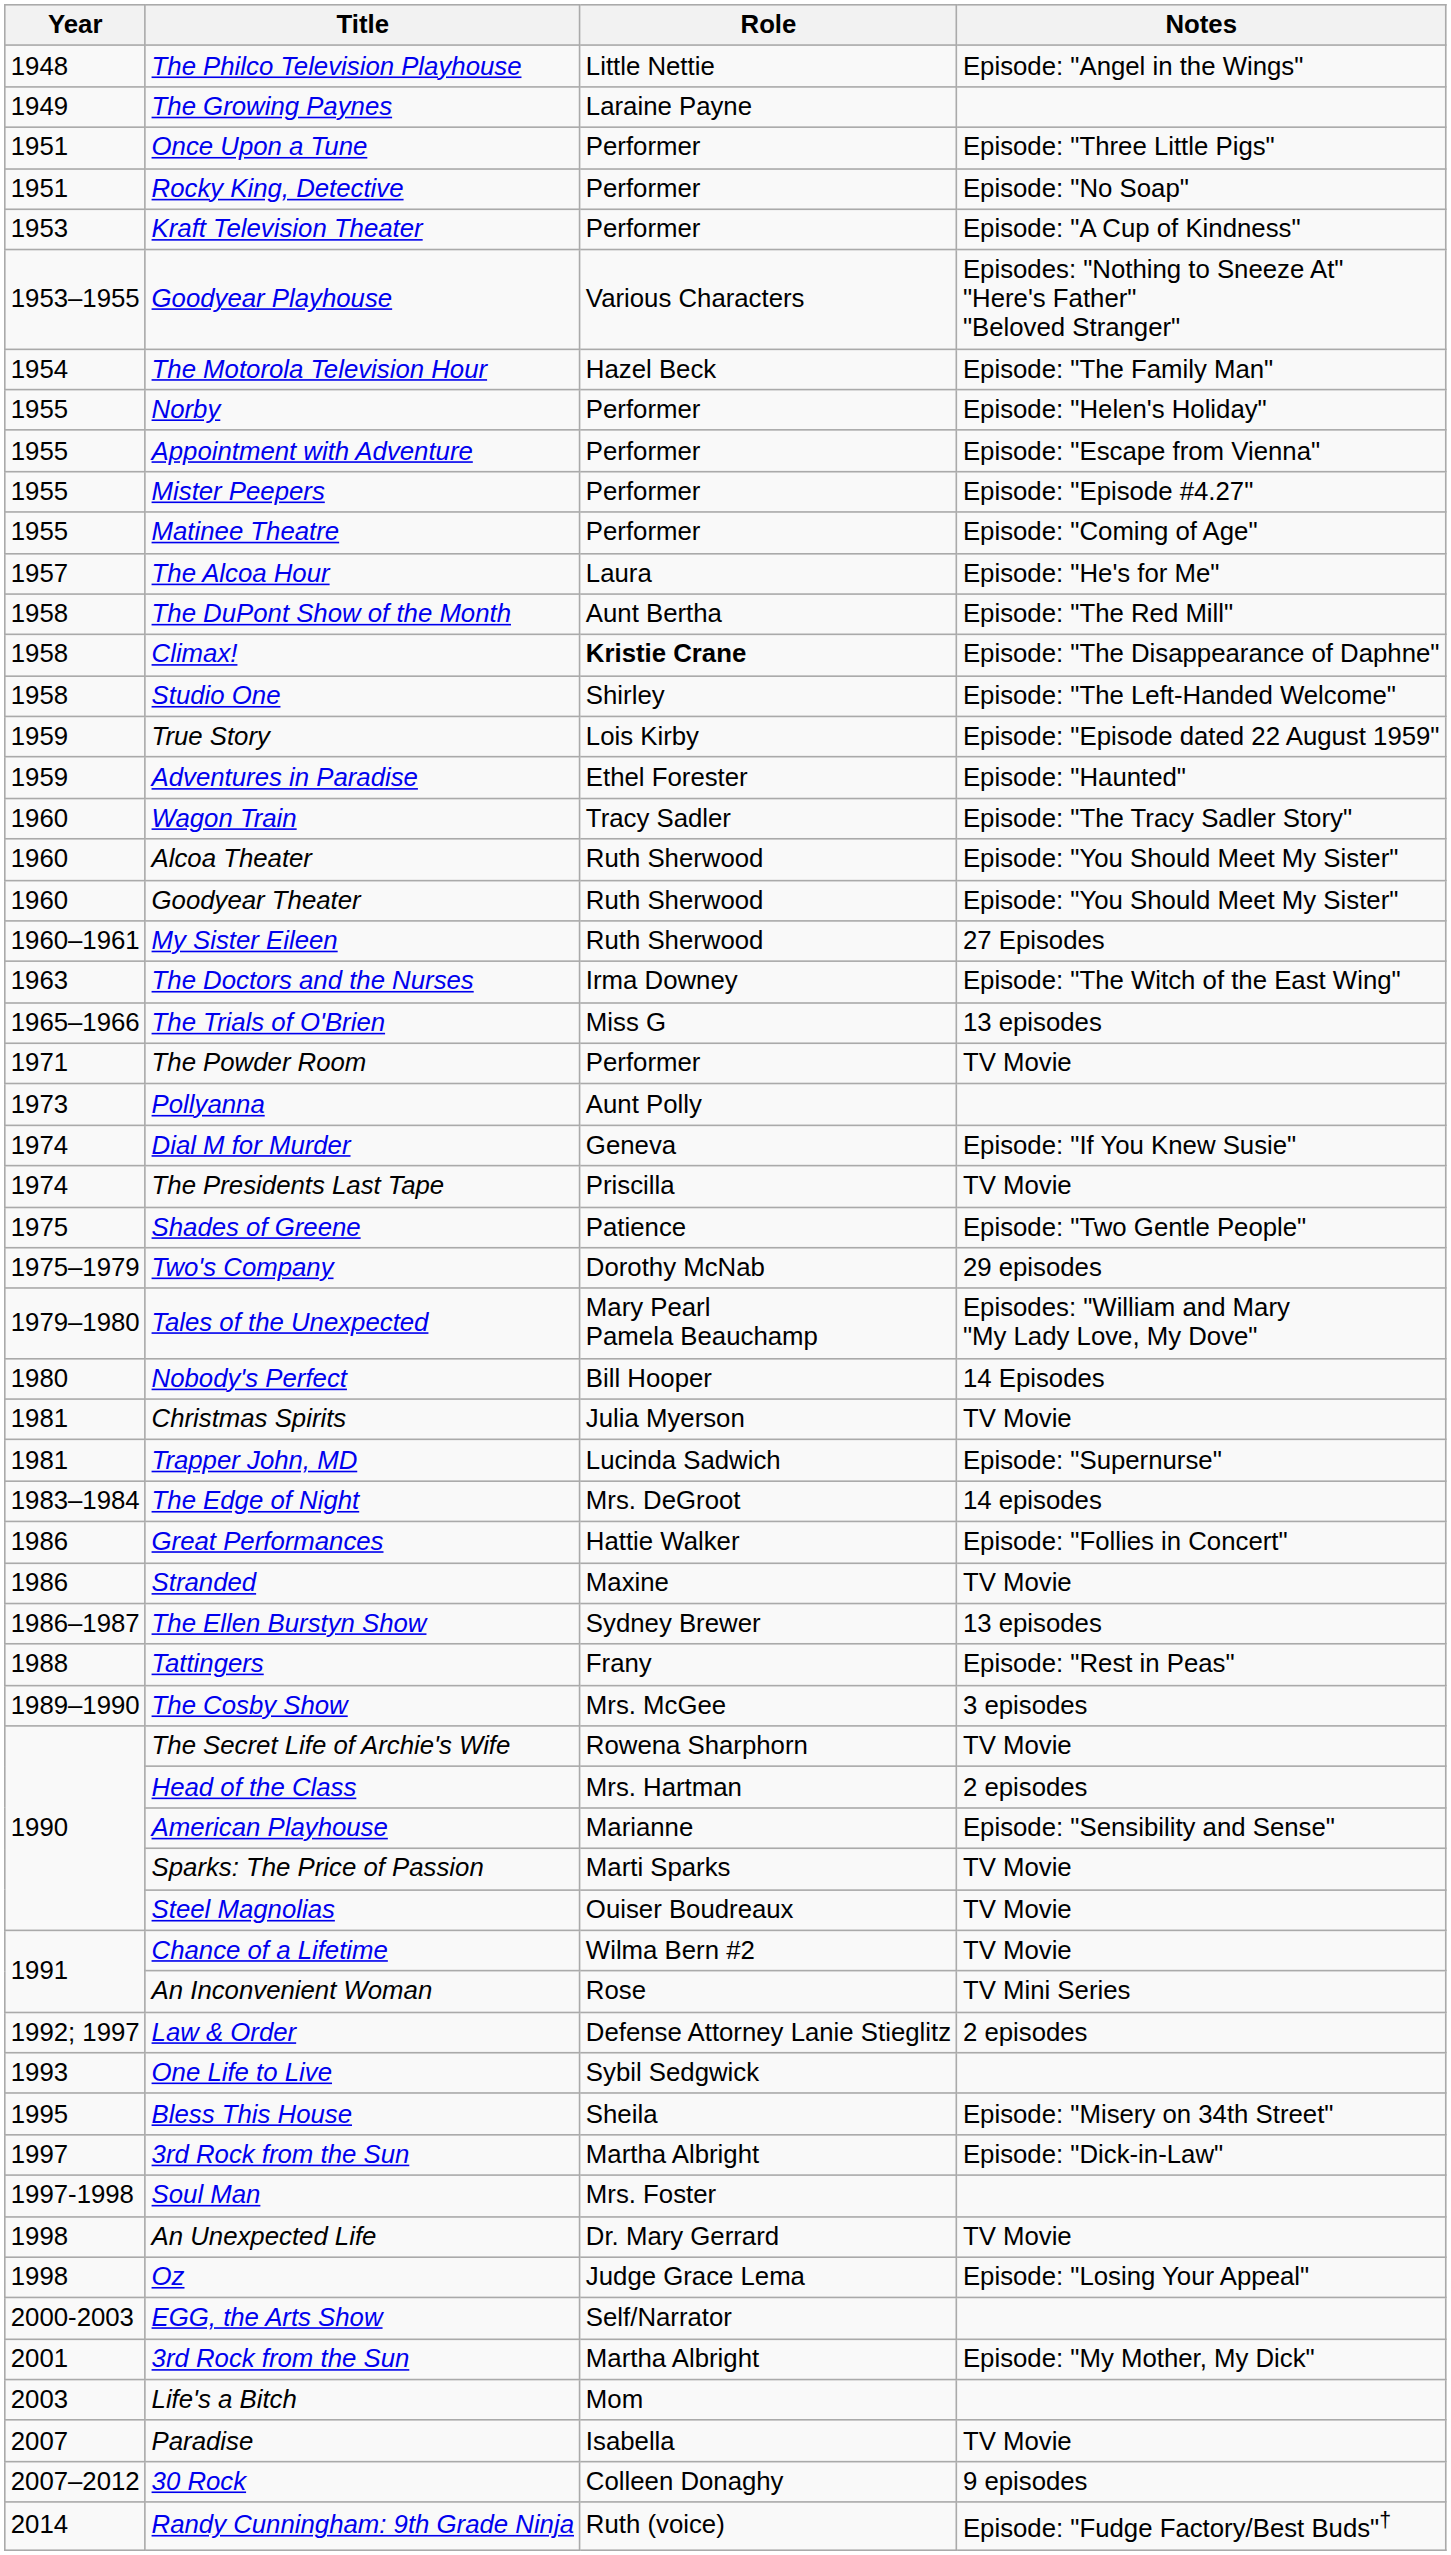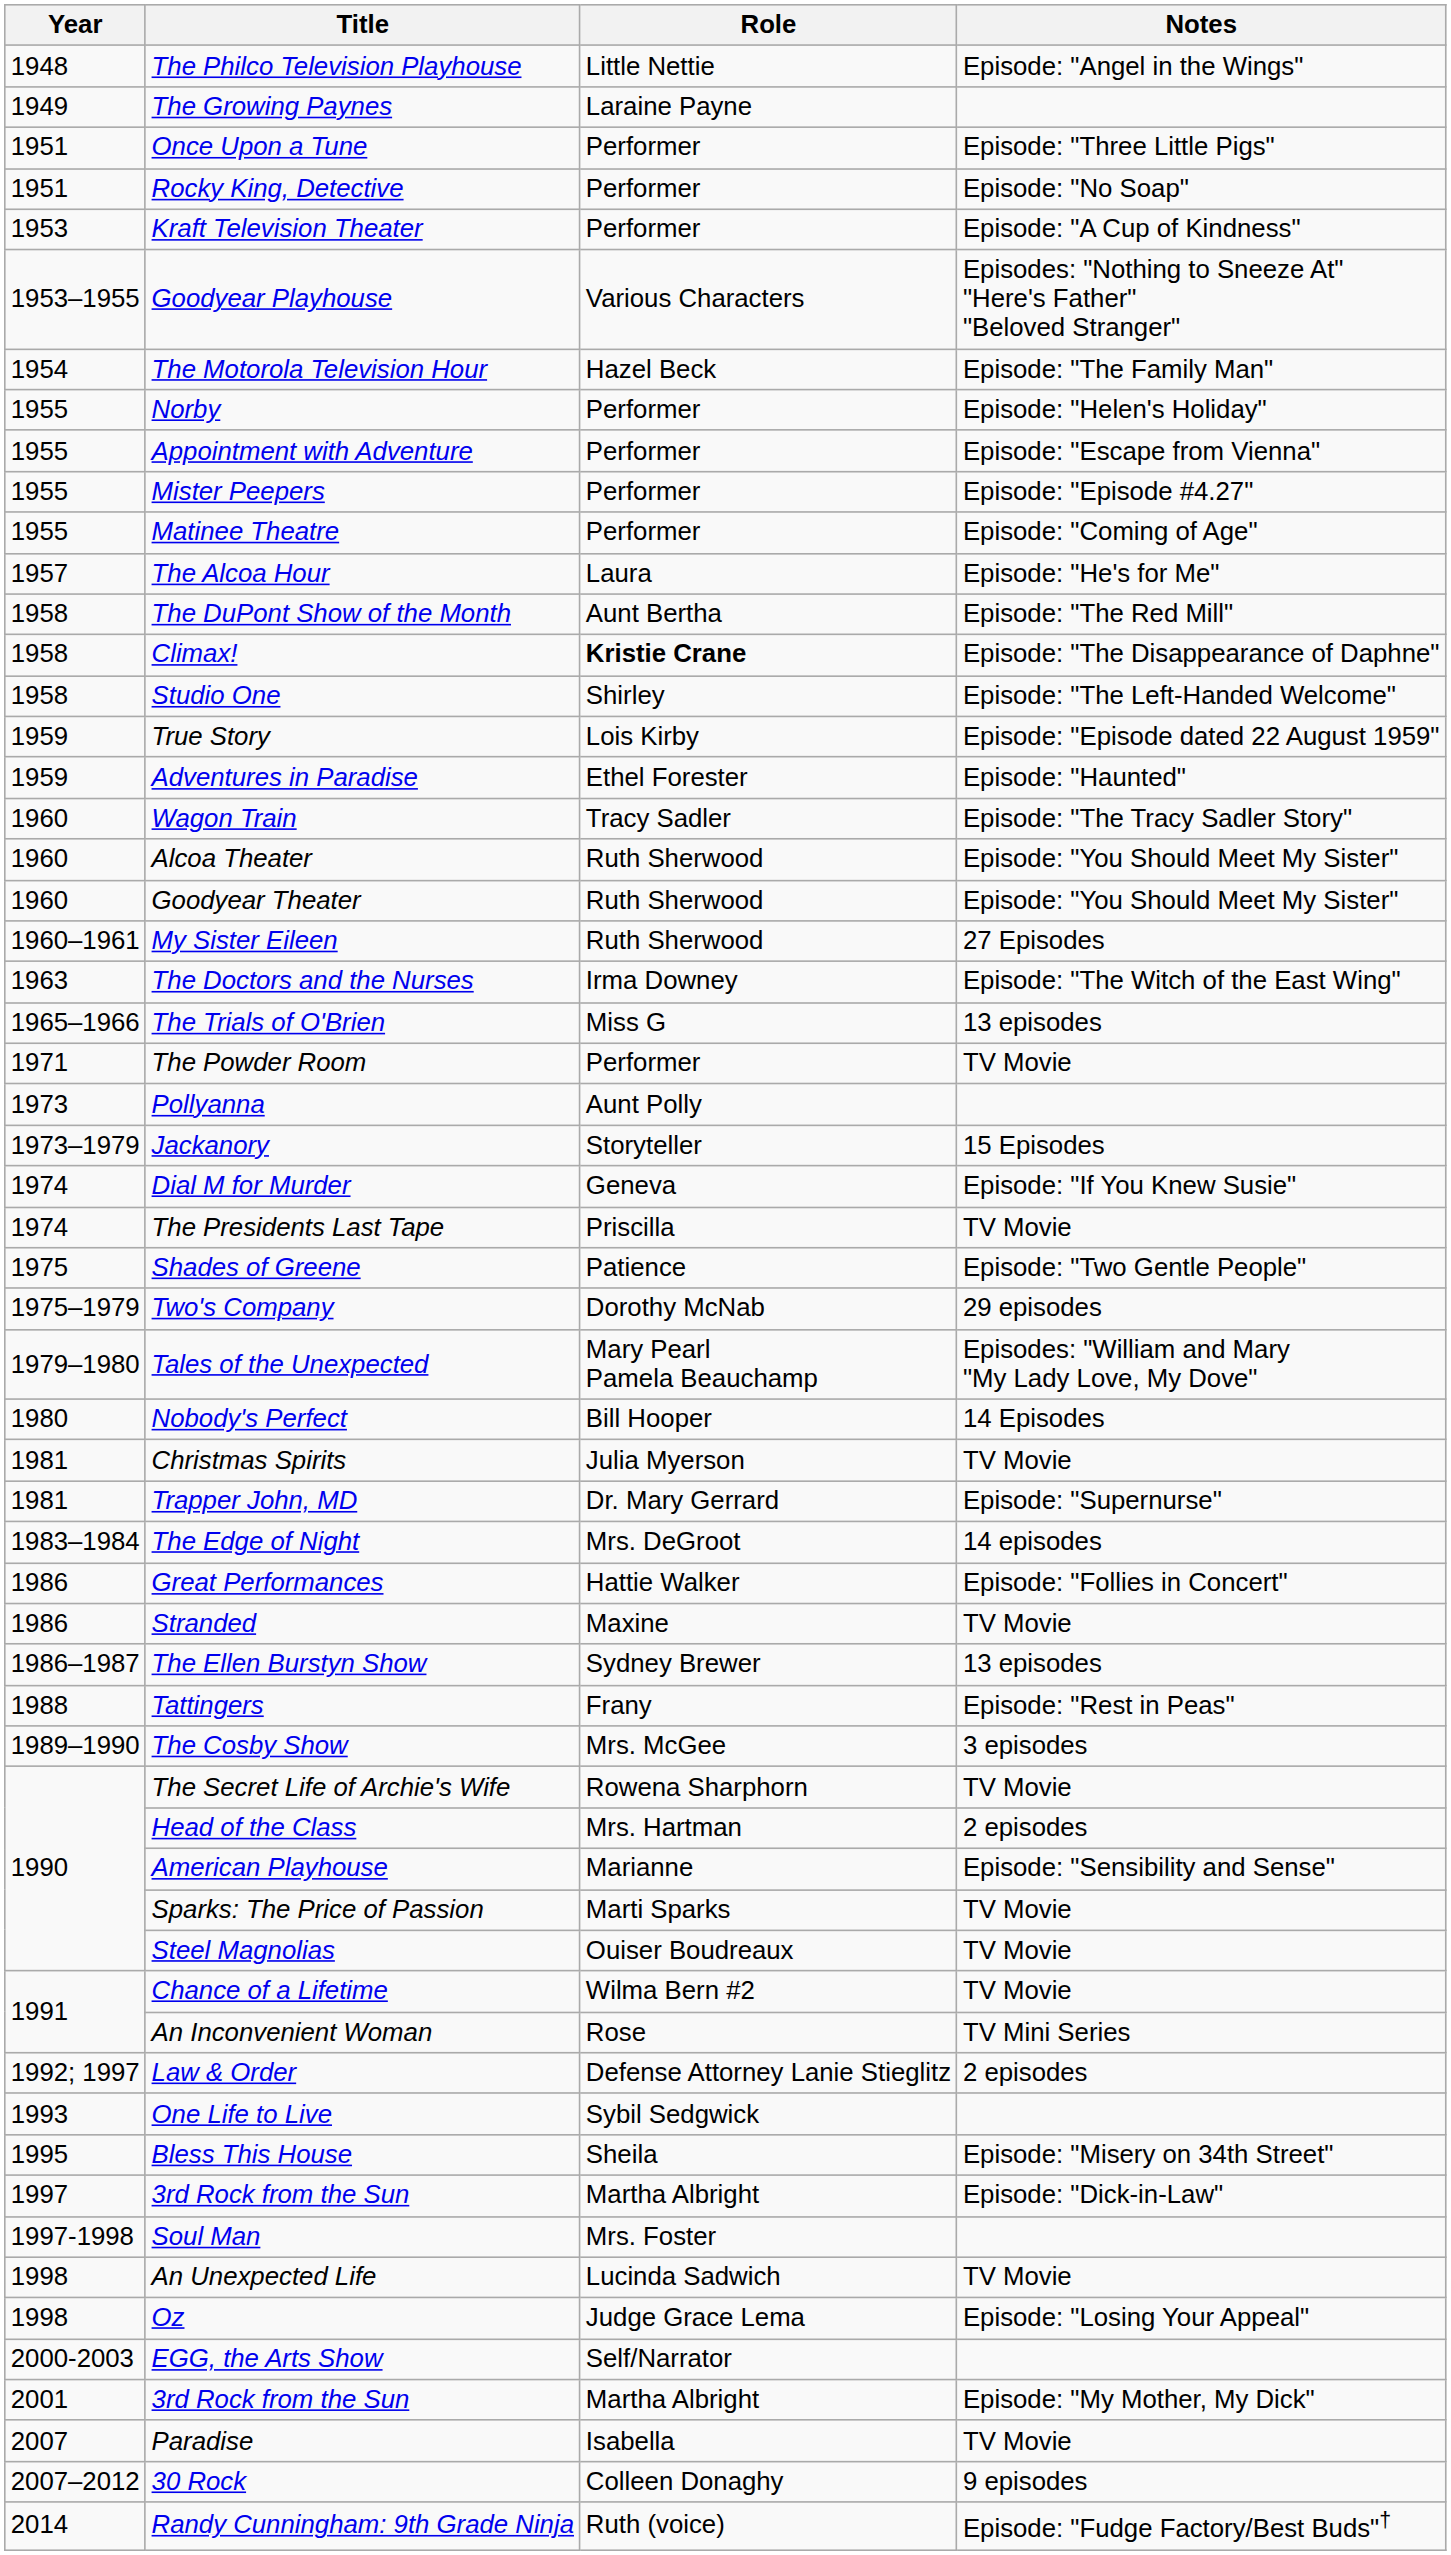+ row: (210, 1145)
(683, 1460) Lucinda Sadwich -> (682, 1500) Dr. Mary Gerrard
(682, 2236) Dr. Mary Gerrard -> (683, 2277) Lucinda Sadwich
- row: (224, 2399)
